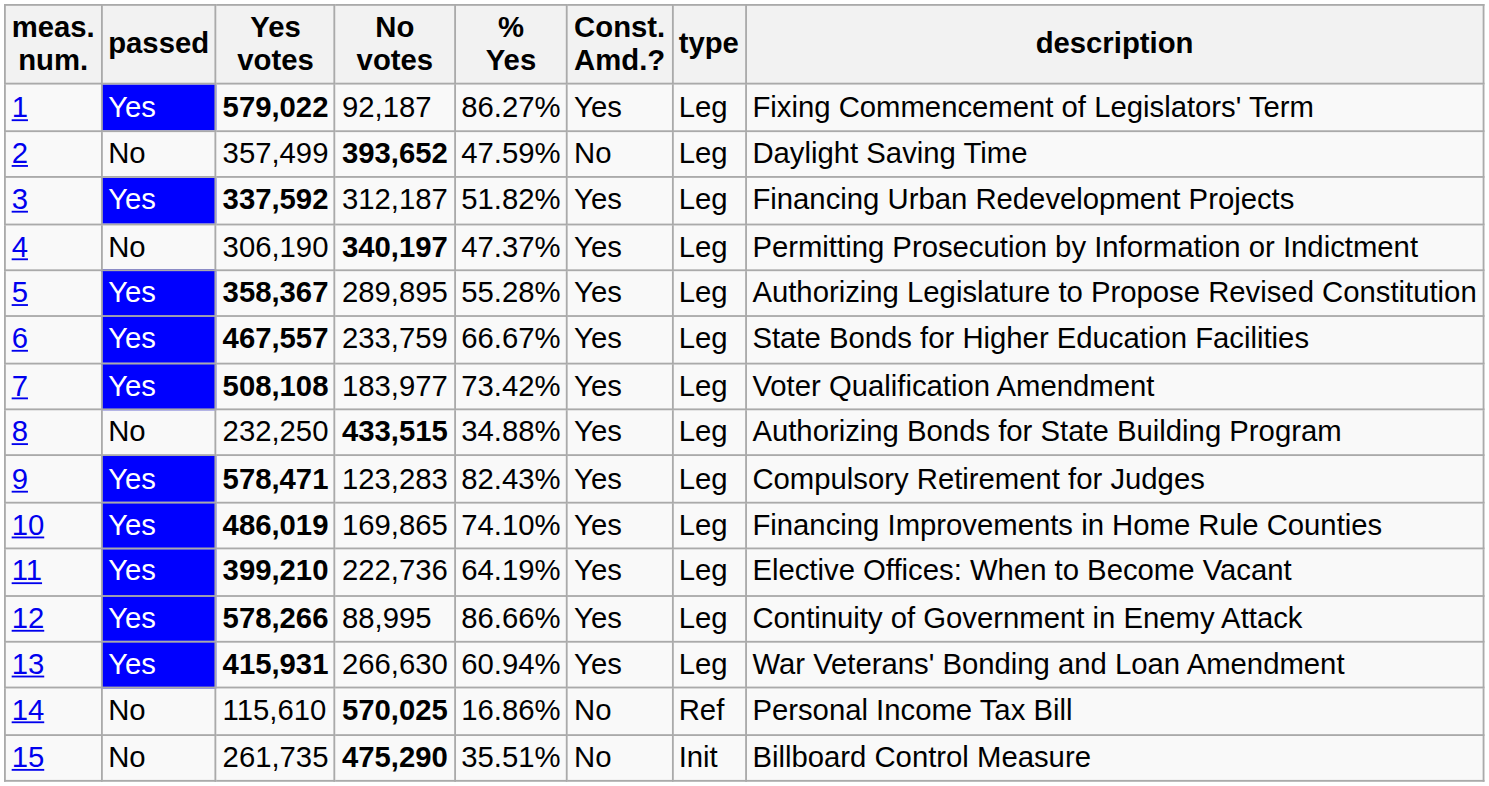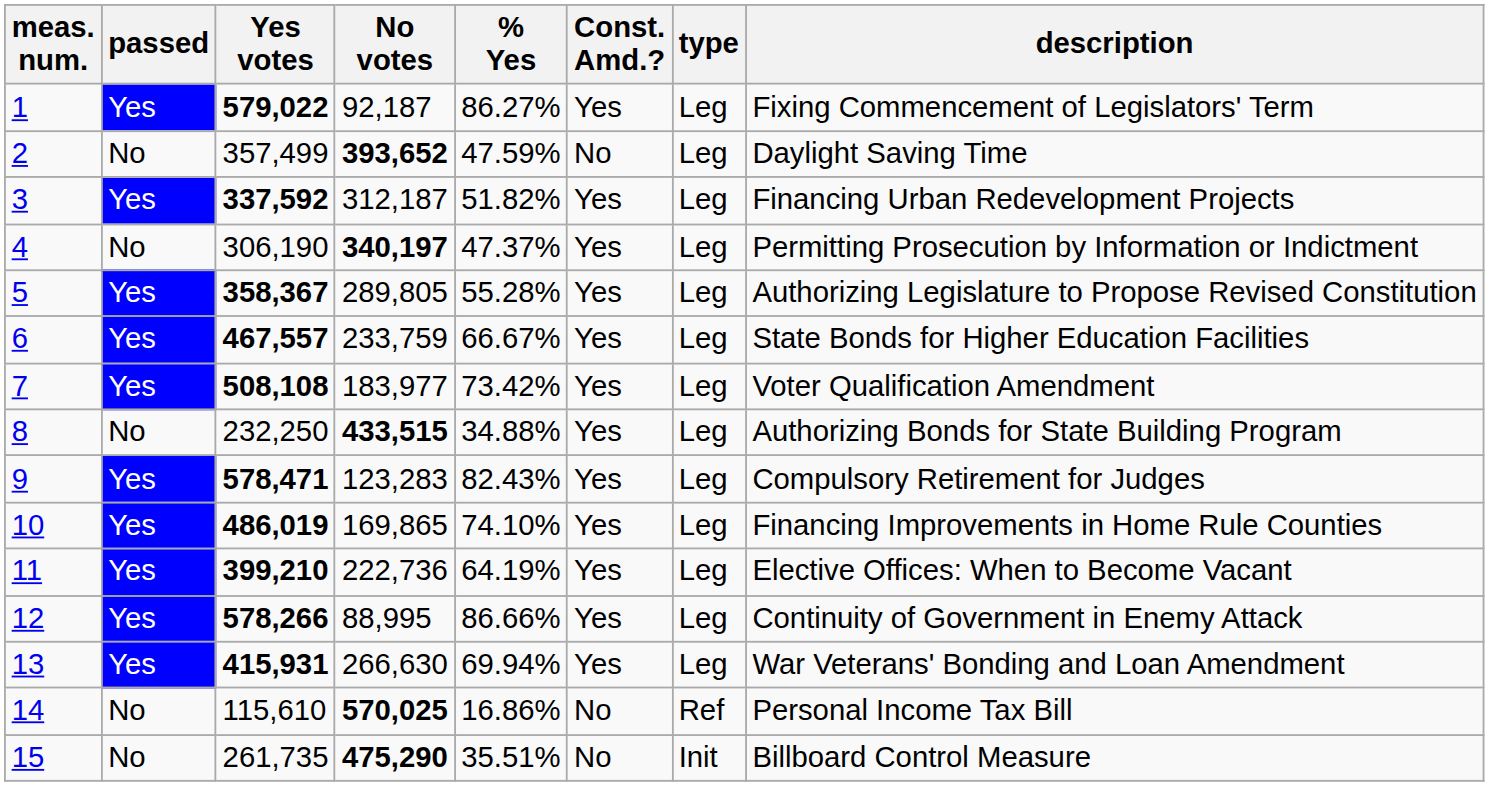(395, 292) 289,895 -> (395, 292) 289,805
(511, 664) 60.94% -> (511, 664) 69.94%
